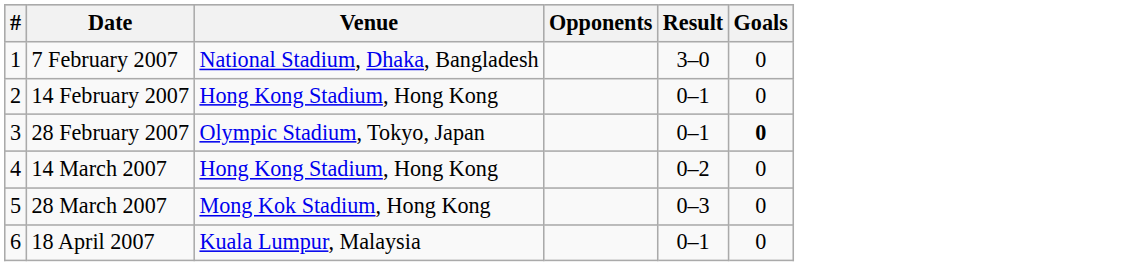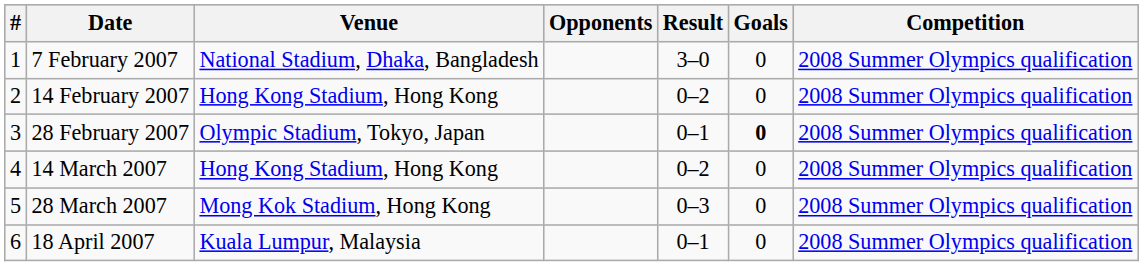+ column: (965, 23)
(693, 96) 0–1 -> (693, 96) 0–2
